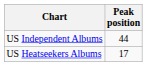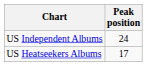(124, 38) 44 -> (124, 38) 24
